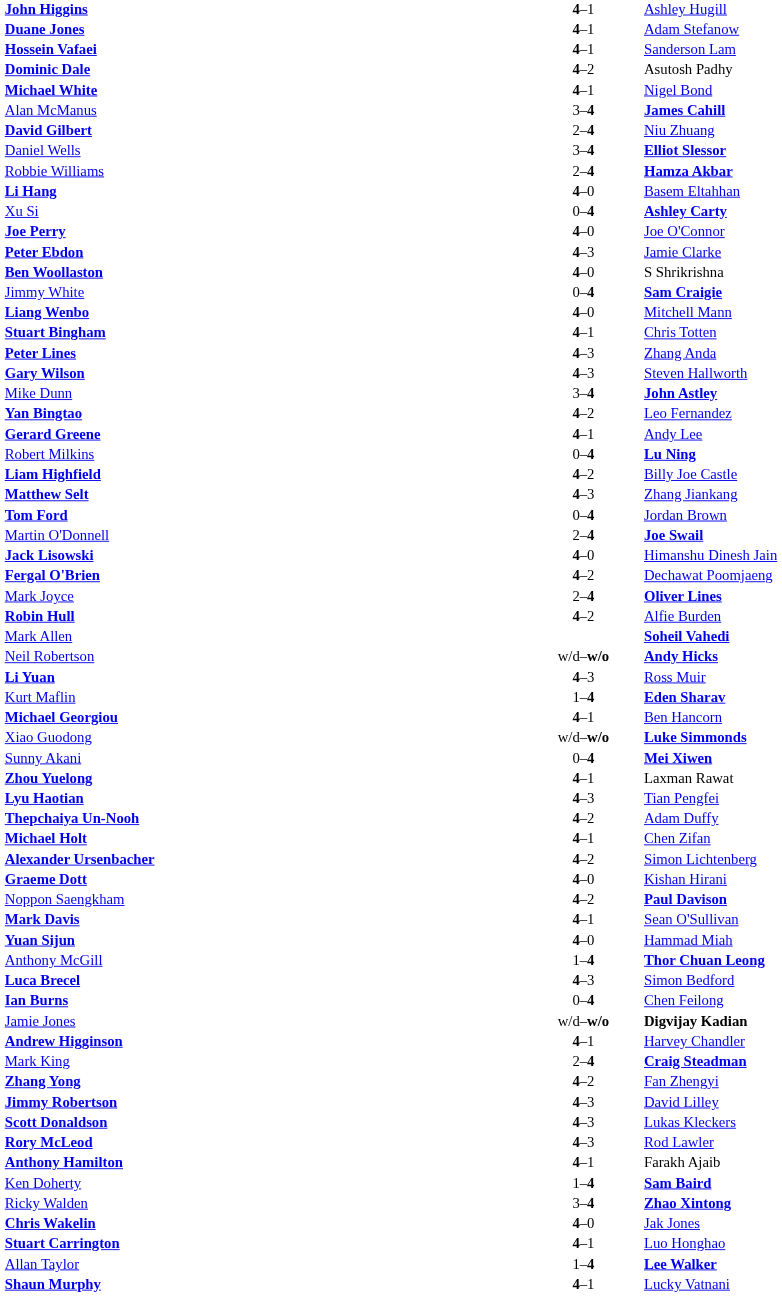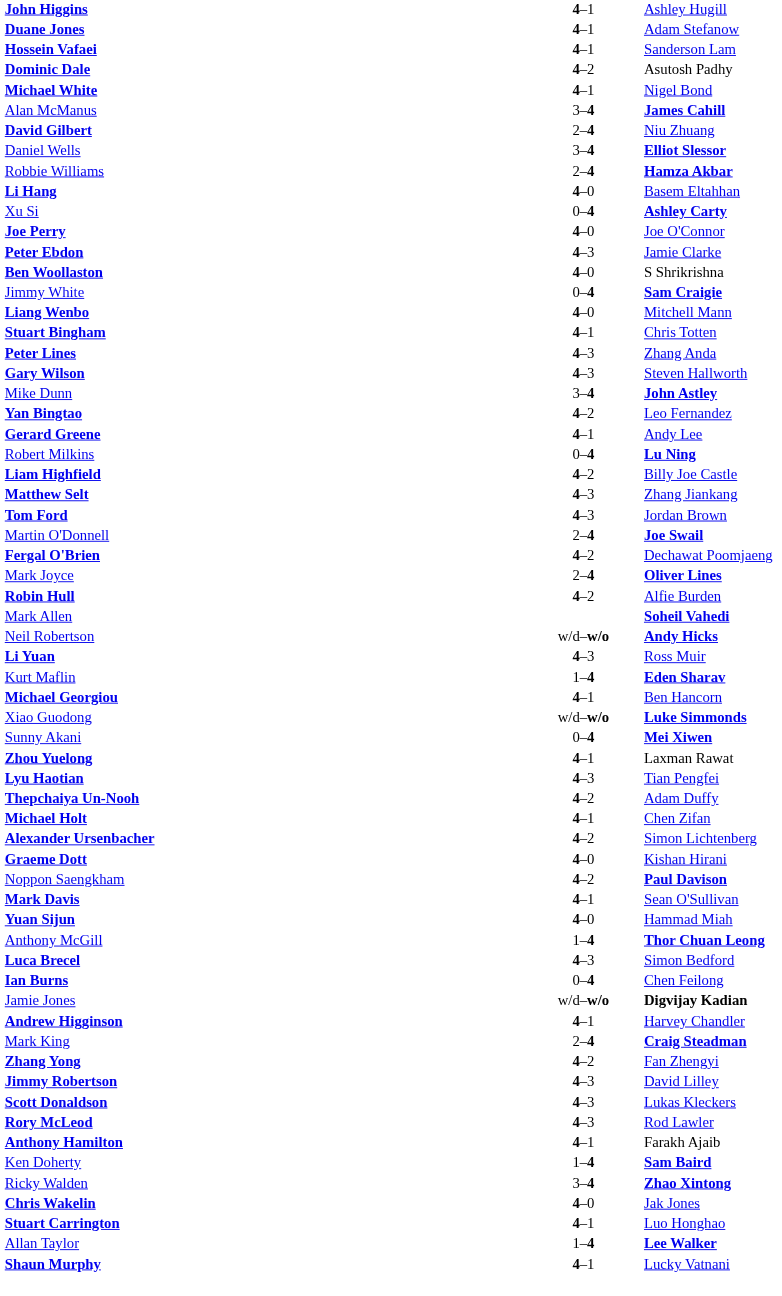(583, 515) 0–4 -> (583, 515) 4–3
- row: (49, 555)
